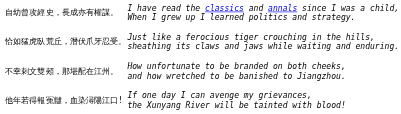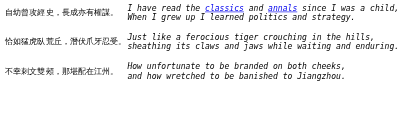- row: (64, 100)
